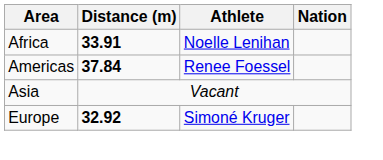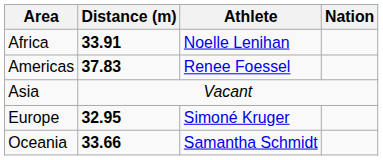(101, 67) 37.84 -> (101, 67) 37.83
(101, 117) 32.92 -> (101, 117) 32.95
+ row: (38, 142)
